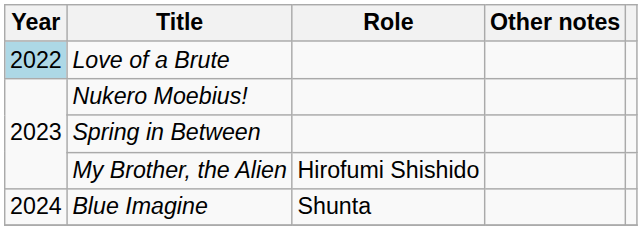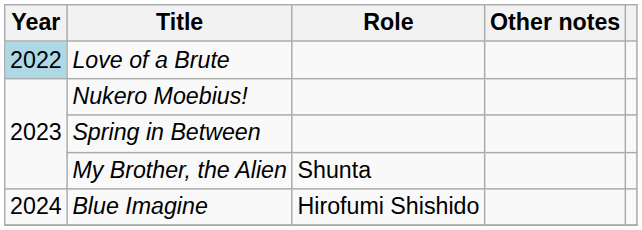(388, 170) Hirofumi Shishido -> (334, 170) Shunta
(334, 206) Shunta -> (388, 206) Hirofumi Shishido
